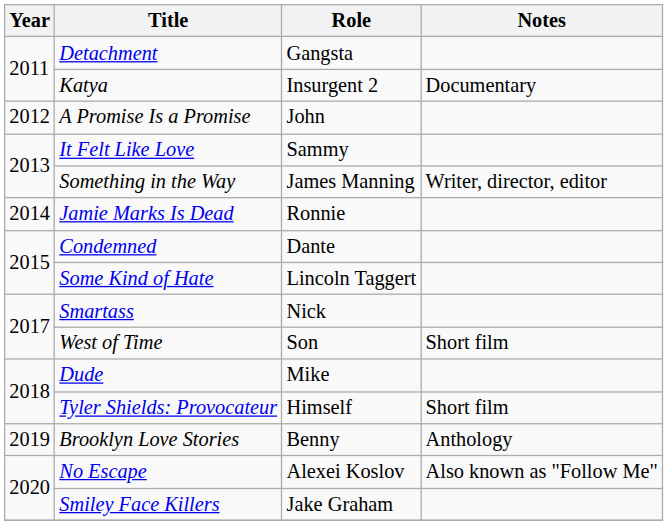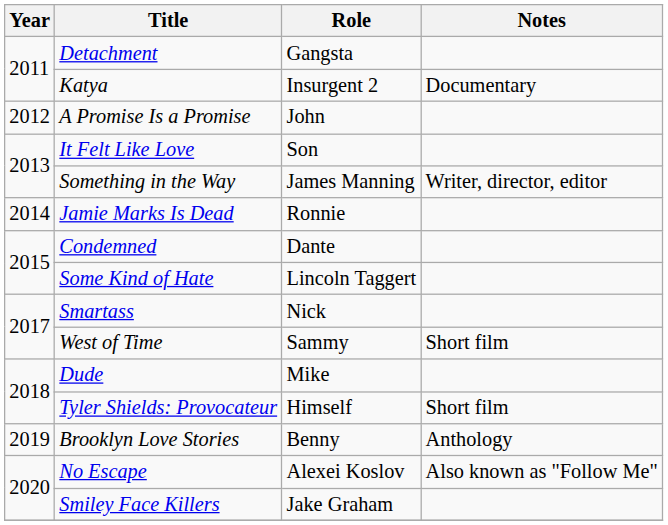(318, 149) Sammy -> (302, 149) Son
(302, 342) Son -> (318, 342) Sammy
